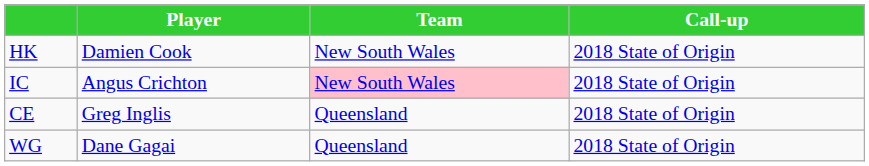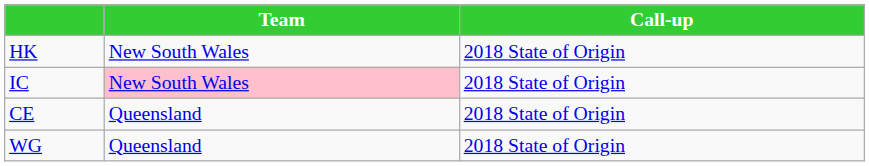- column: (194, 20)
